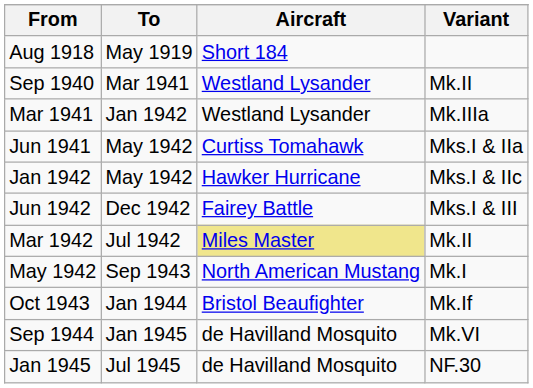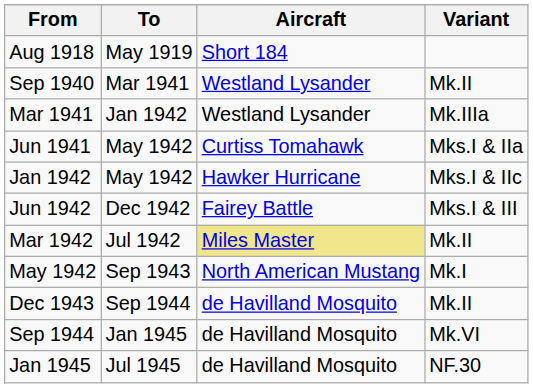- row: (49, 303)
+ row: (52, 303)
